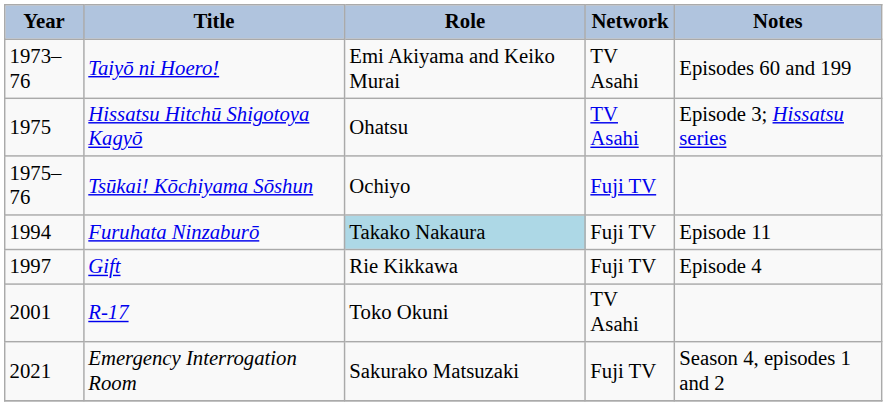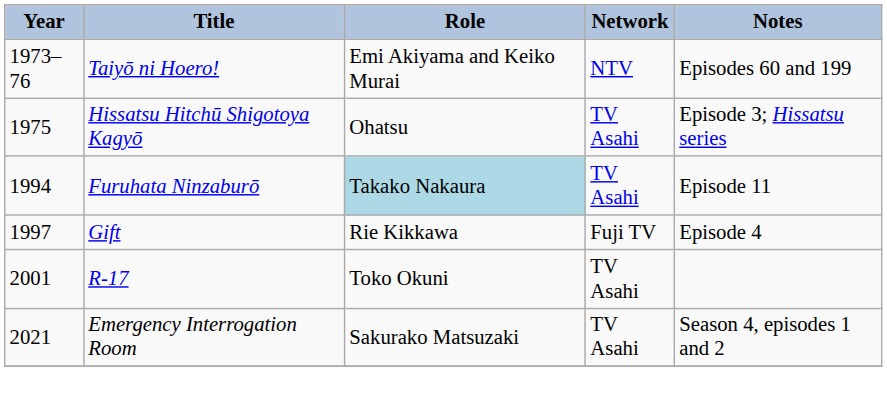(615, 68) TV Asahi -> (612, 68) NTV
- row: (201, 185)
(623, 232) Fuji TV -> (615, 185) TV Asahi
(623, 371) Fuji TV -> (615, 337) TV Asahi
